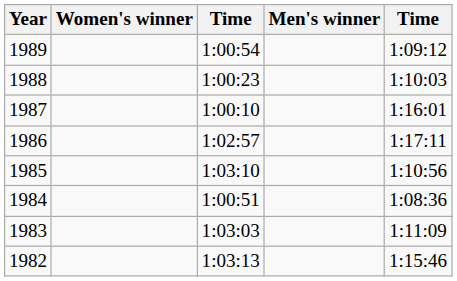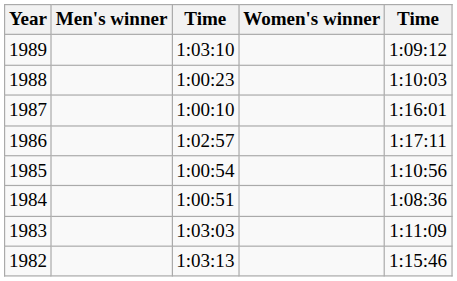columns swapped: (324, 19) <-> (124, 19)
(231, 49) 1:00:54 -> (205, 49) 1:03:10
(231, 170) 1:03:10 -> (205, 170) 1:00:54
